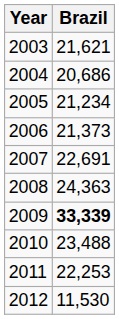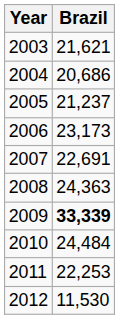(84, 103) 21,234 -> (84, 103) 21,237
(84, 131) 21,373 -> (84, 131) 23,173
(84, 243) 23,488 -> (84, 243) 24,484
